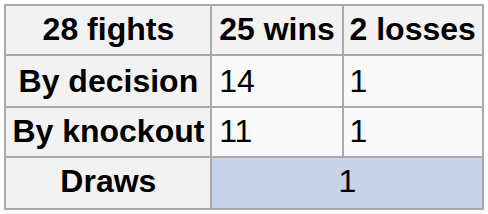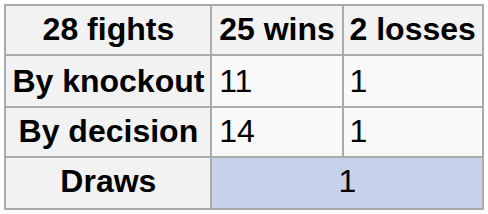rows swapped: (108, 131) <-> (108, 80)
